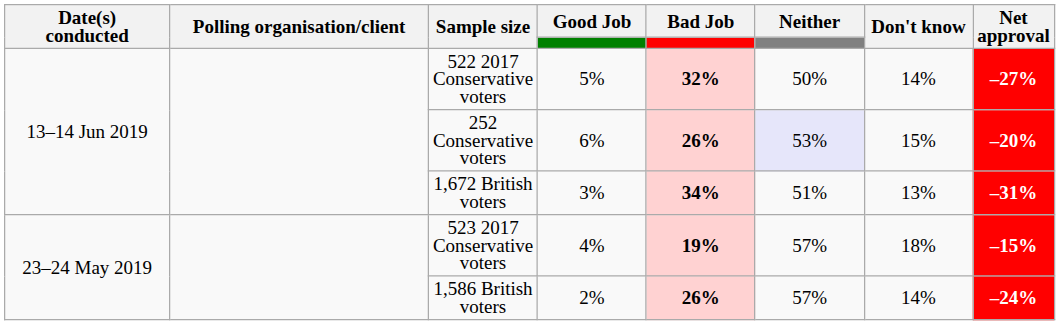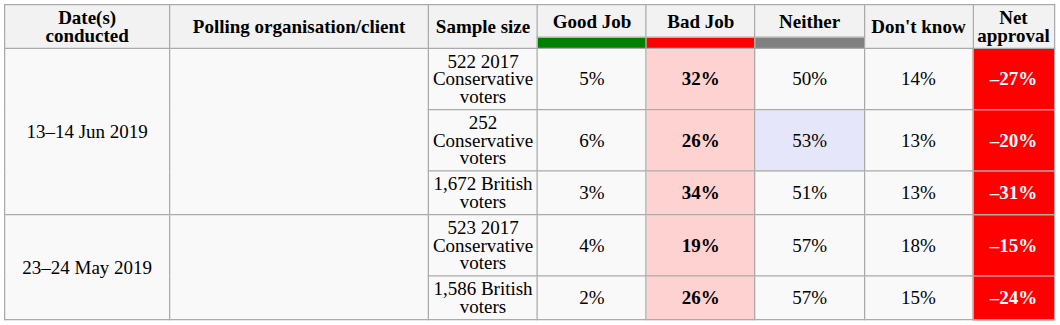(918, 140) 15% -> (918, 140) 13%
(918, 298) 14% -> (918, 298) 15%
